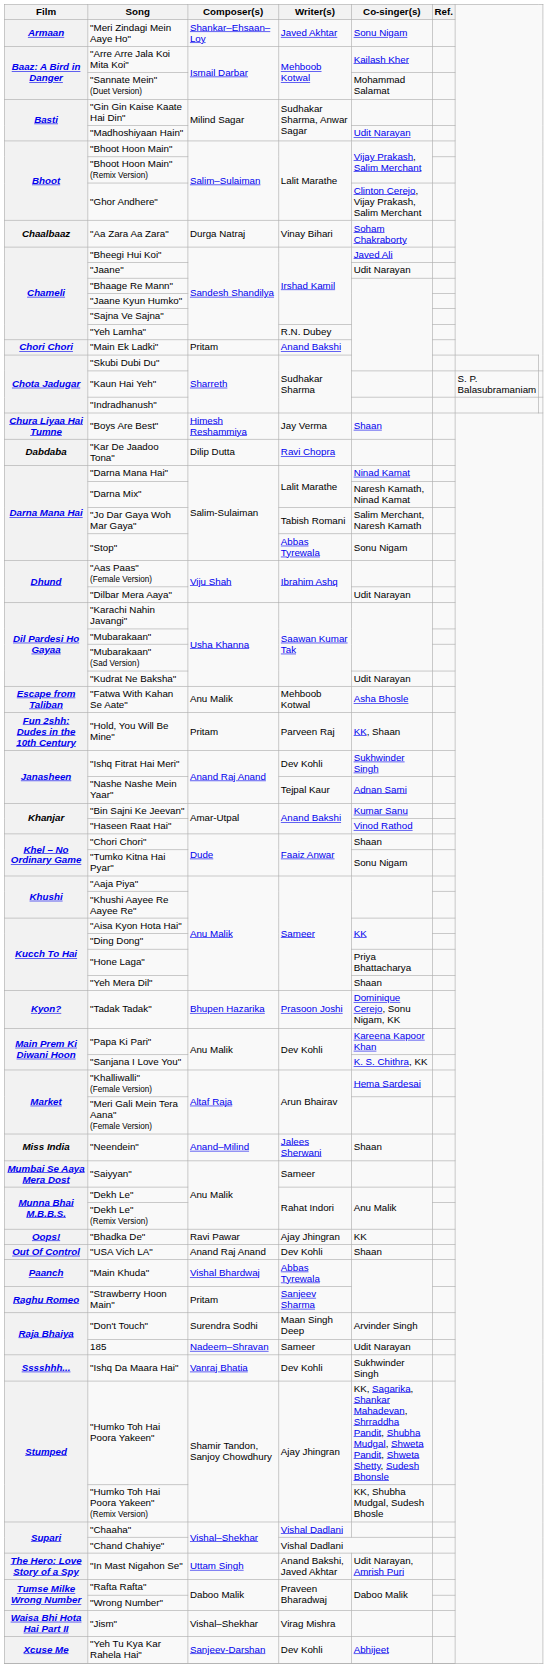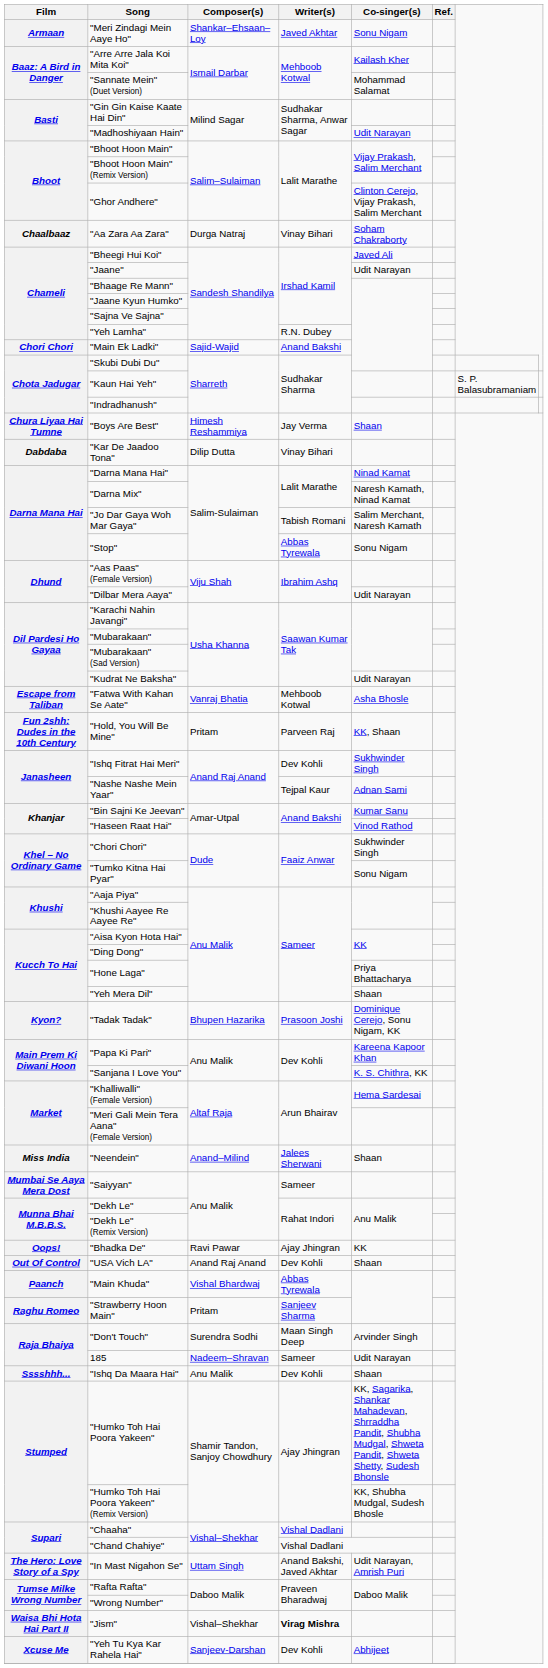(204, 347) Pritam -> (214, 347) Sajid-Wajid
(308, 452) Ravi Chopra -> (307, 452) Vinay Bihari
(211, 699) Anu Malik -> (219, 699) Vanraj Bhatia
(368, 841) Shaan -> (379, 847) Sukhwinder Singh
(219, 1368) Vanraj Bhatia -> (211, 1373) Anu Malik
(379, 1368) Sukhwinder Singh -> (368, 1373) Shaan
(308, 1623) normal -> (310, 1623) bold
